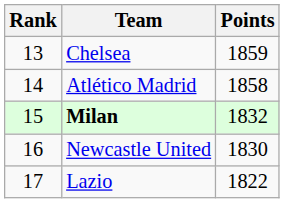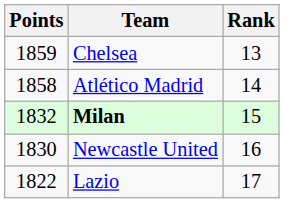columns swapped: (33, 20) <-> (248, 20)
